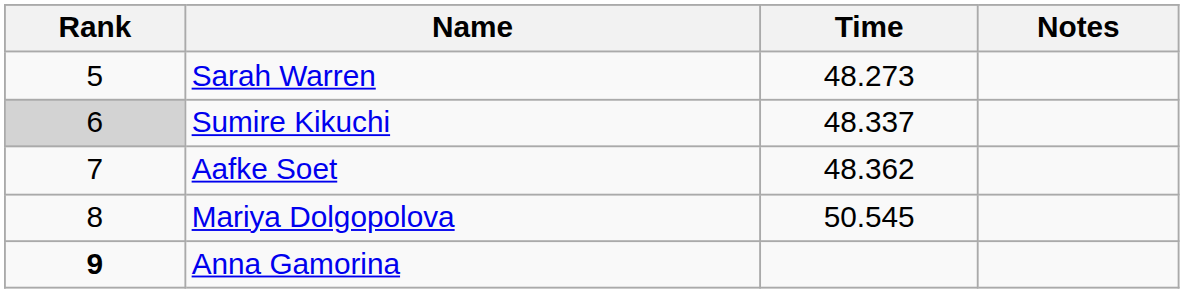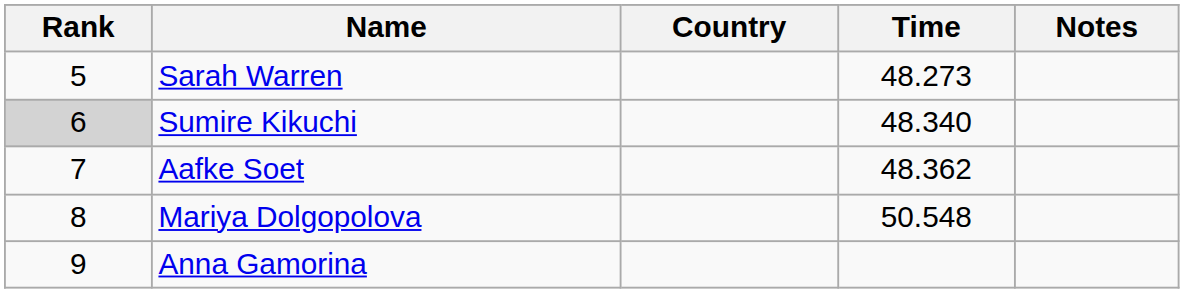+ column: (729, 28)
(869, 122) 48.337 -> (926, 122) 48.340
(869, 216) 50.545 -> (926, 216) 50.548
(95, 264) bold -> (78, 264) normal
